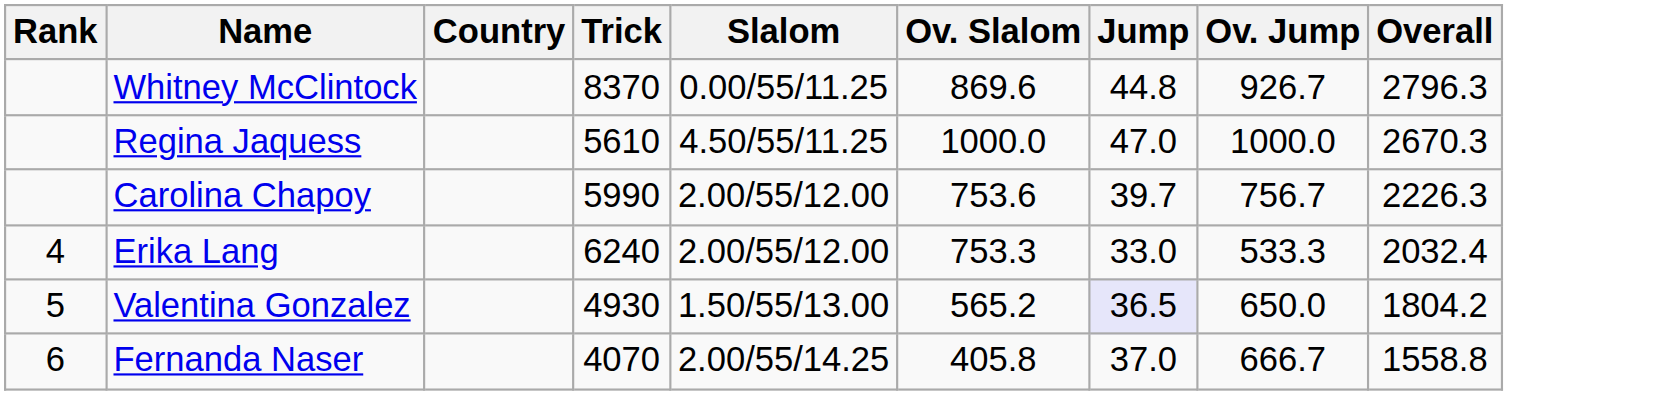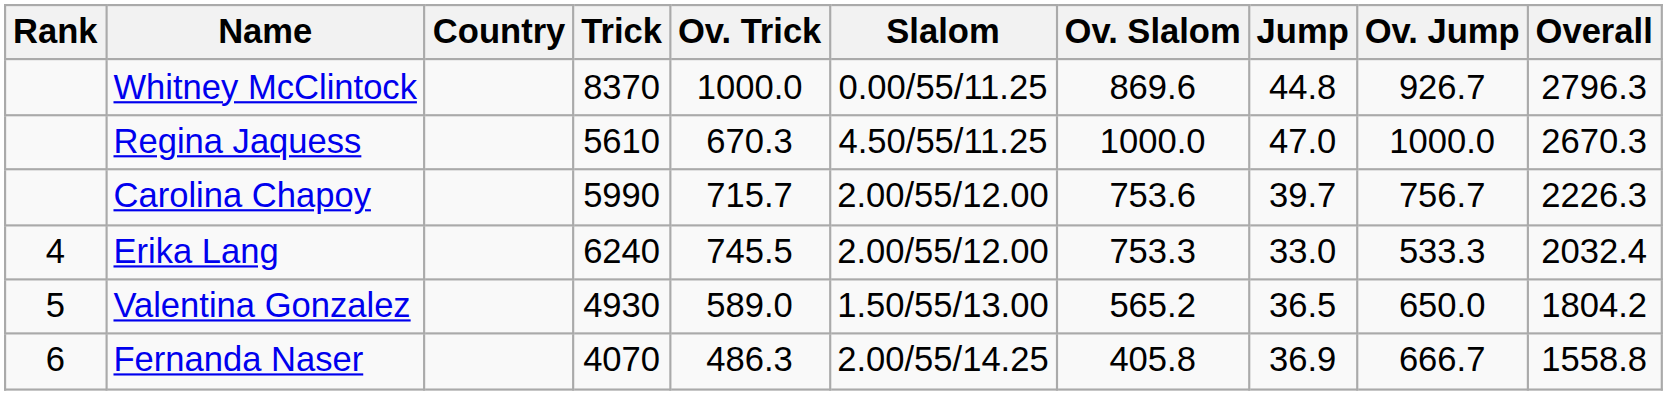+ column: (750, 31)
(1143, 305) lavender background -> (1303, 305) no background
(1143, 360) 37.0 -> (1303, 360) 36.9
